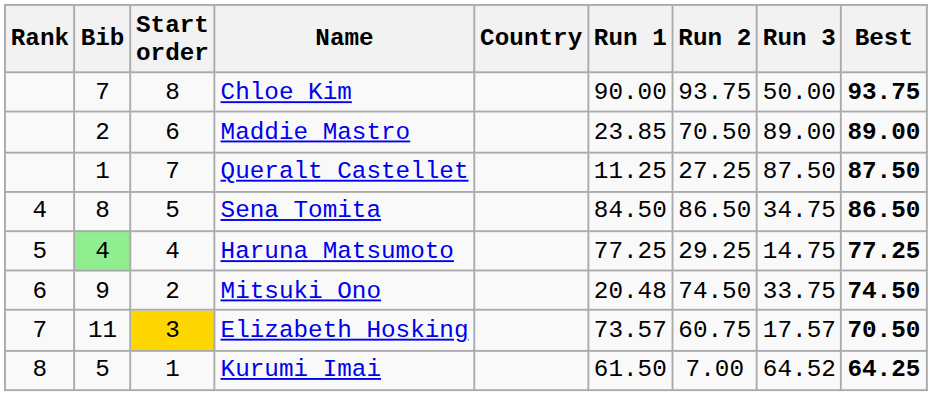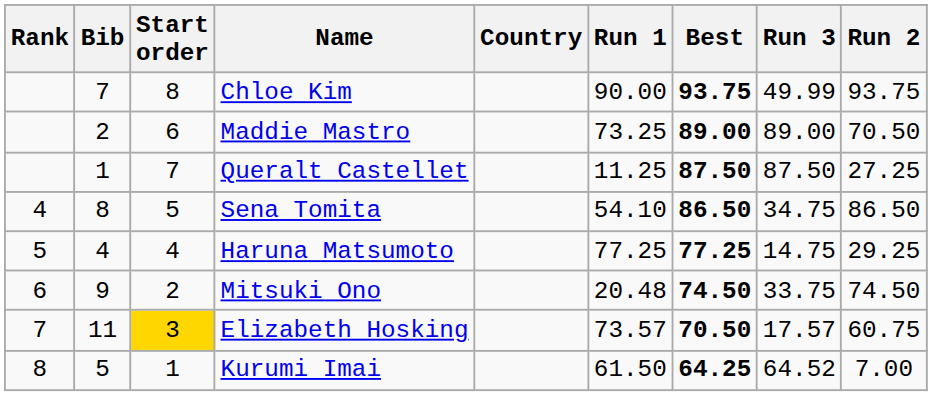columns swapped: (715, 39) <-> (884, 39)
(799, 92) 50.00 -> (799, 92) 49.99
(630, 132) 23.85 -> (630, 132) 73.25
(630, 211) 84.50 -> (630, 211) 54.10
(103, 251) lightgreen background -> (103, 251) no background
